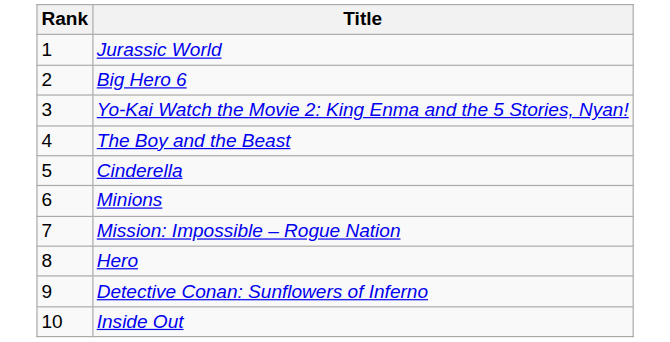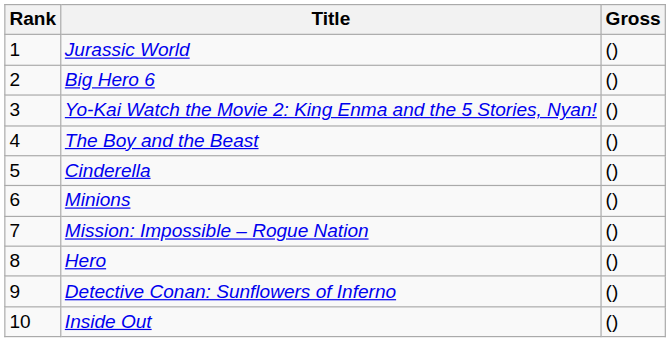+ column: (633, 19)
